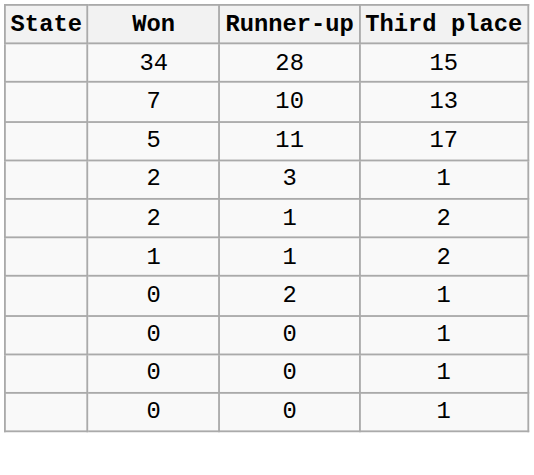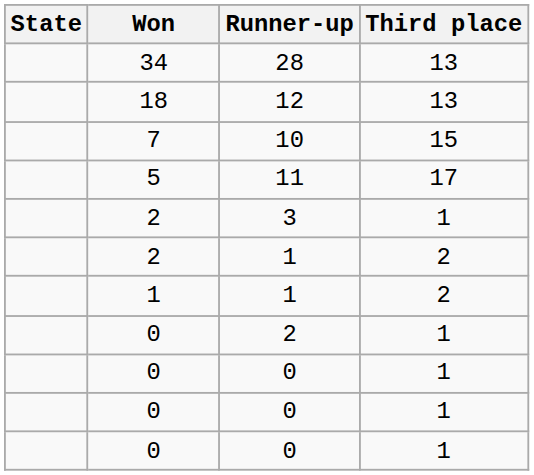(444, 63) 15 -> (444, 63) 13
+ row: (154, 102)
(444, 102) 13 -> (444, 141) 15
